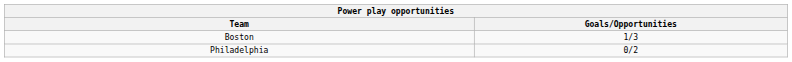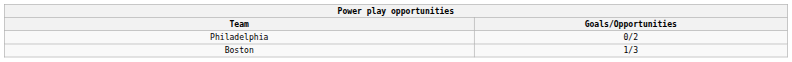rows swapped: (239, 50) <-> (239, 37)
